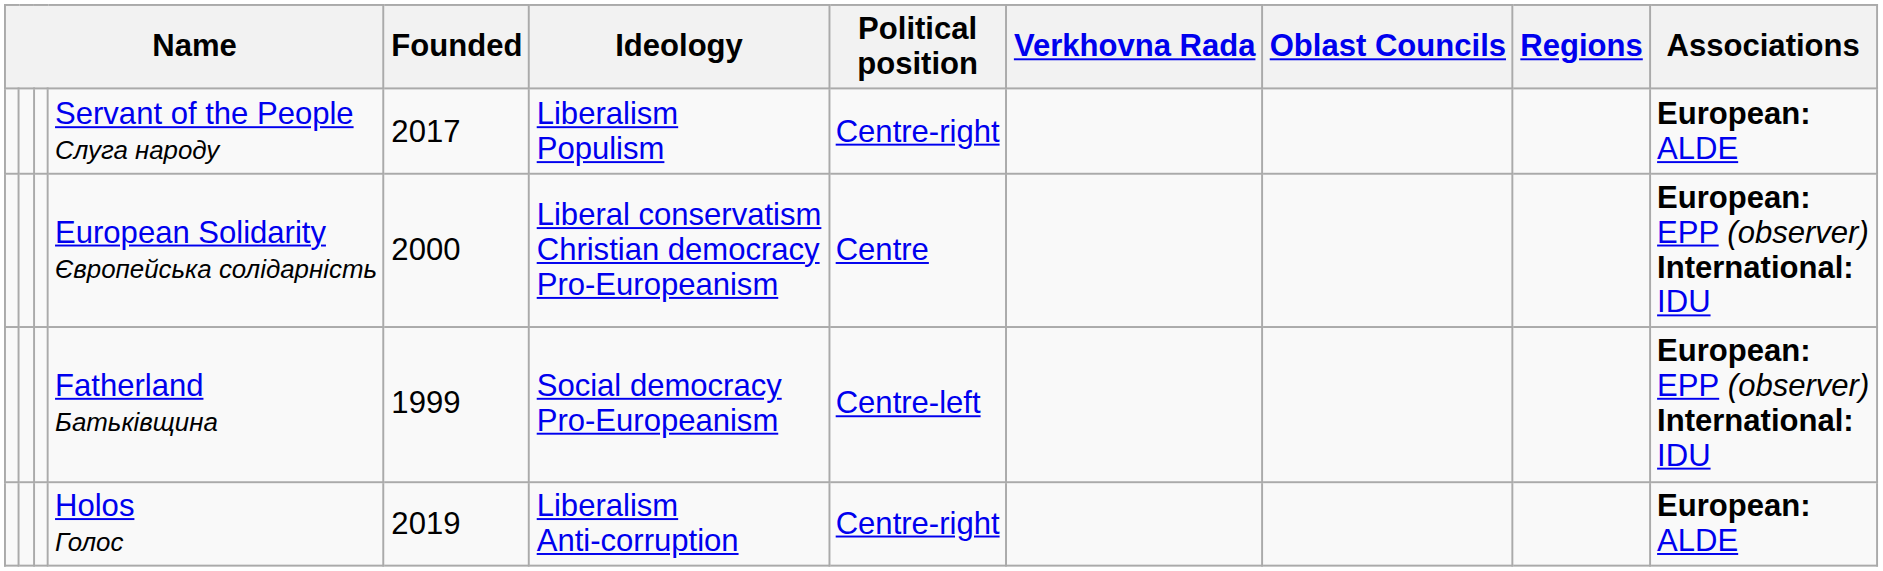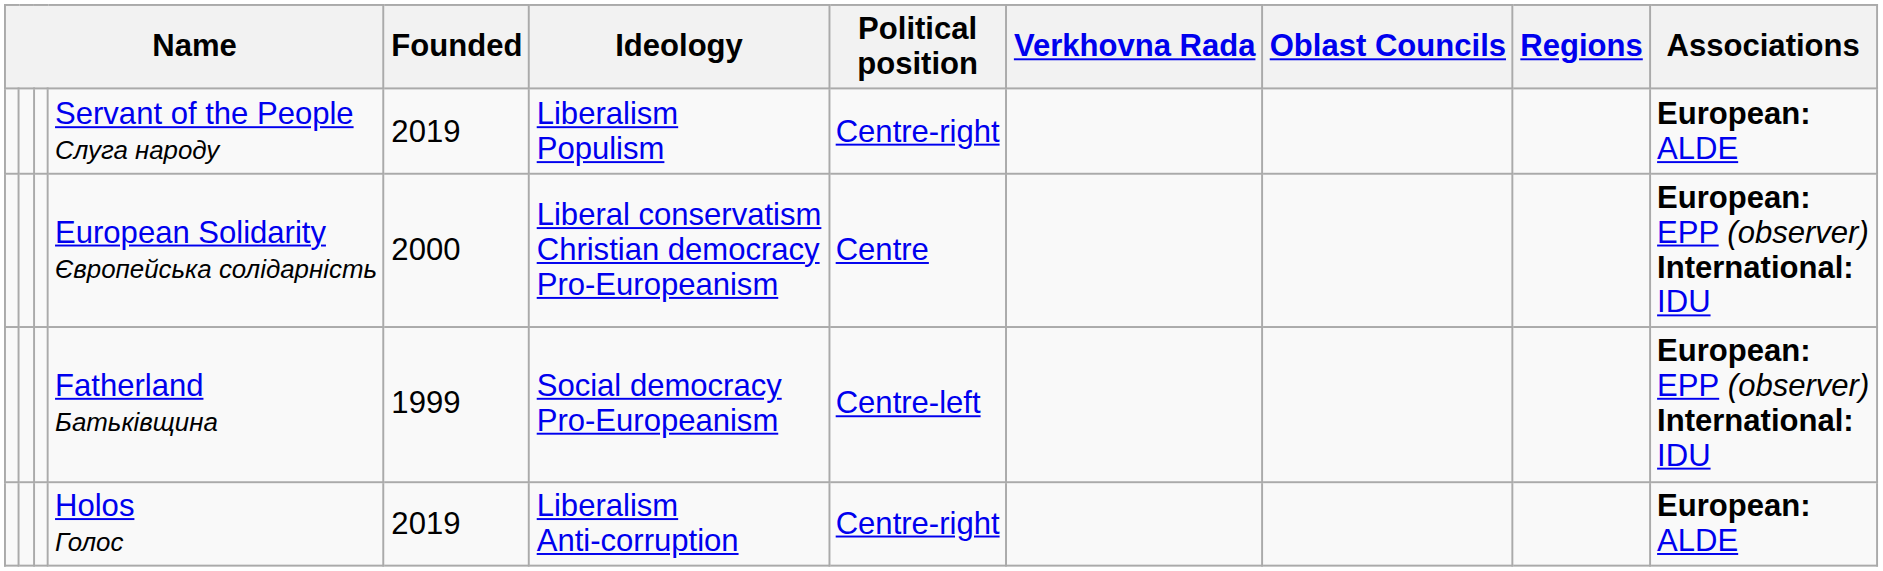(426, 130) 2017 -> (426, 130) 2019
